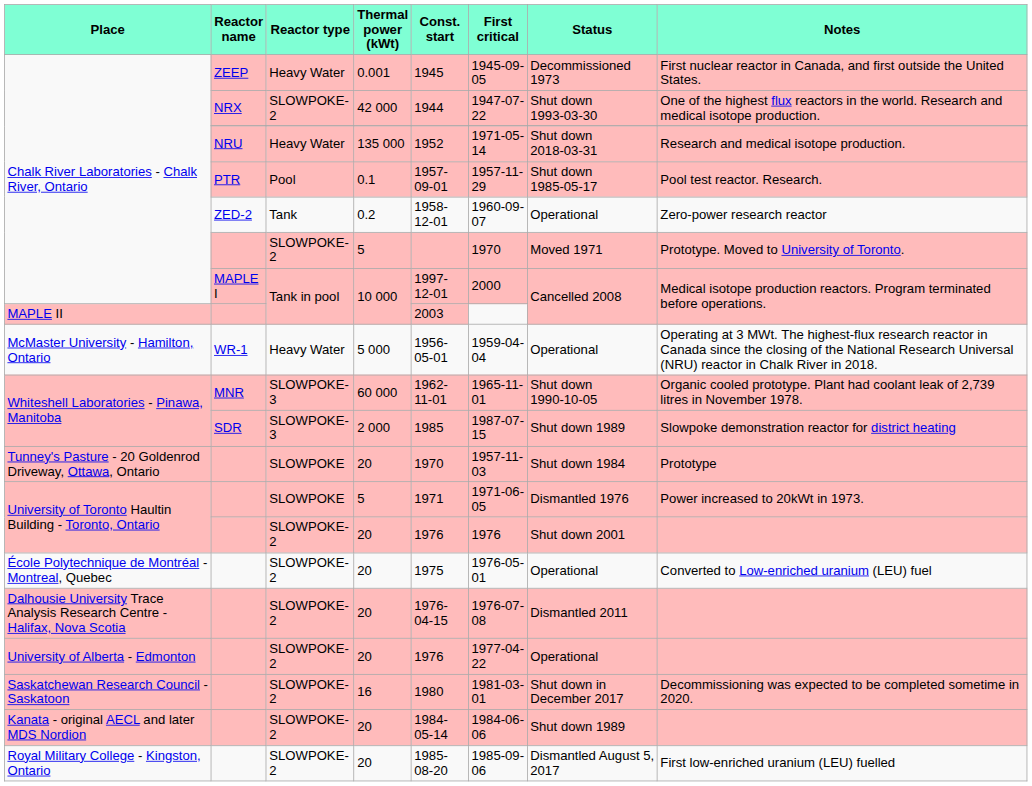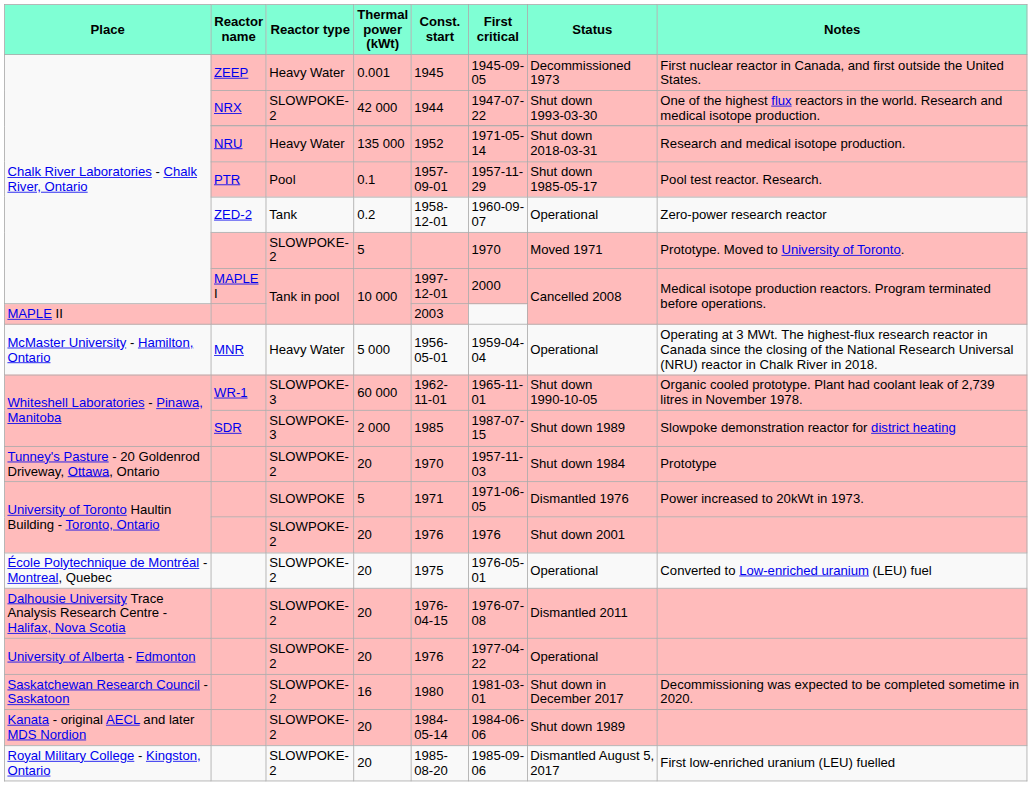(231, 349) WR-1 -> (229, 349) MNR
(229, 392) MNR -> (231, 392) WR-1
(307, 463) SLOWPOKE -> (309, 463) SLOWPOKE-2
